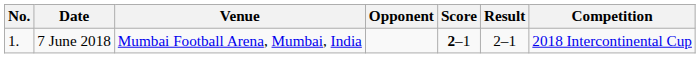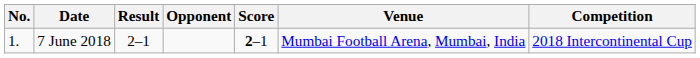columns swapped: (240, 16) <-> (505, 16)
